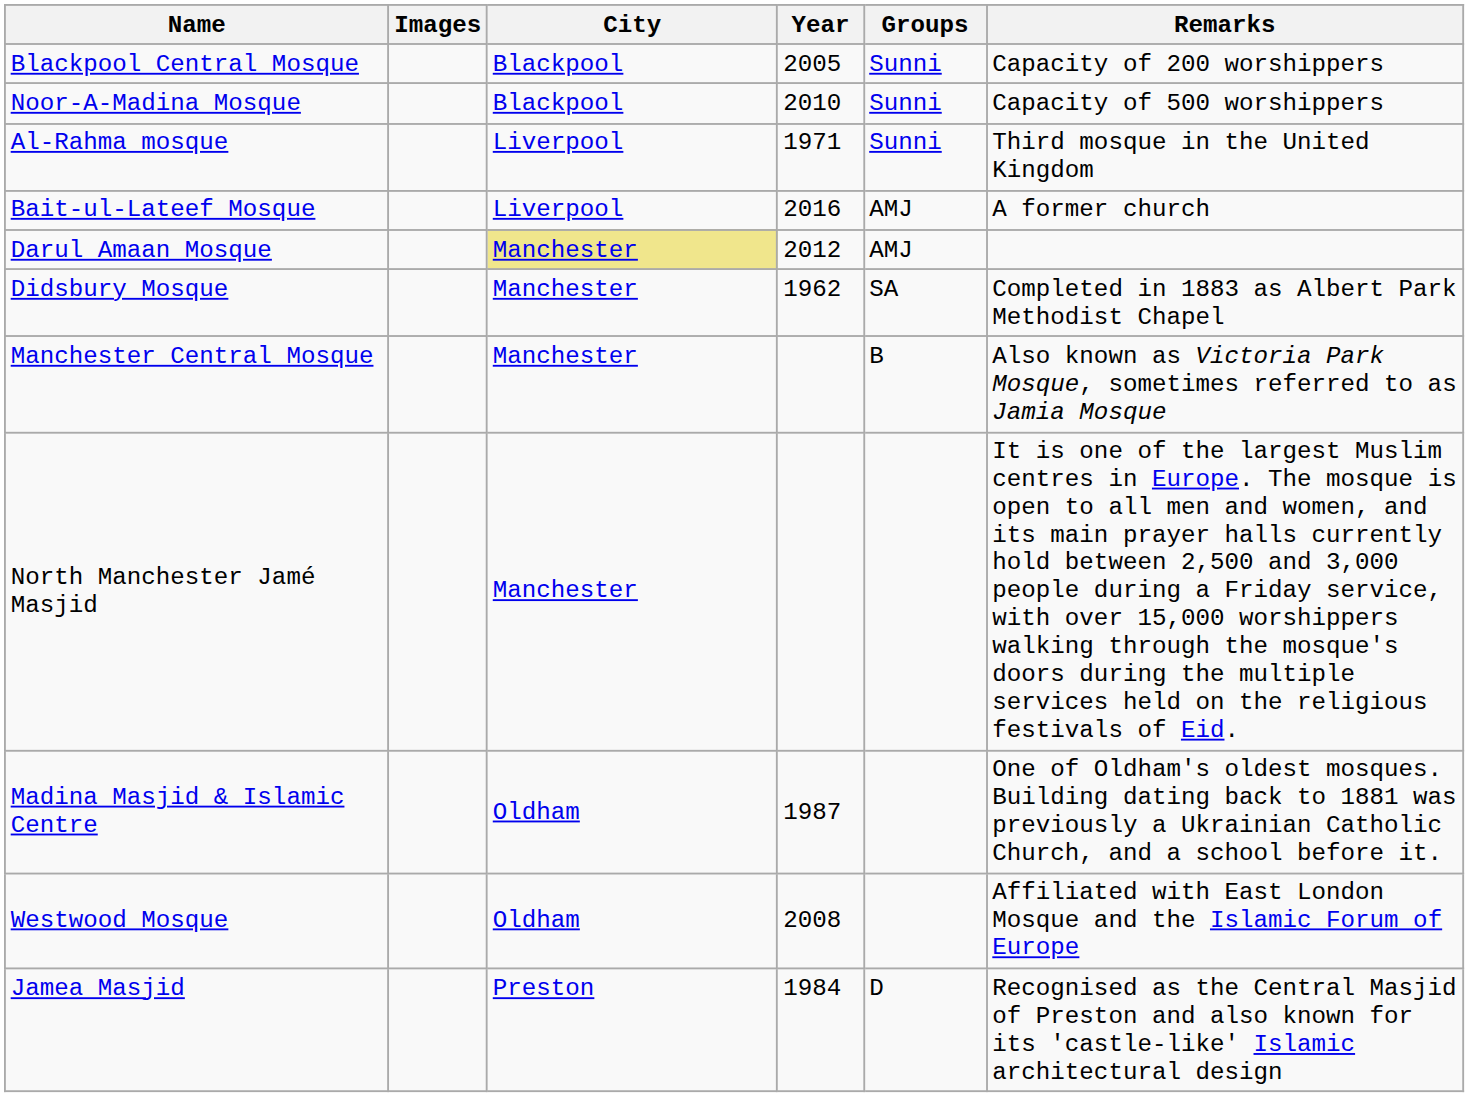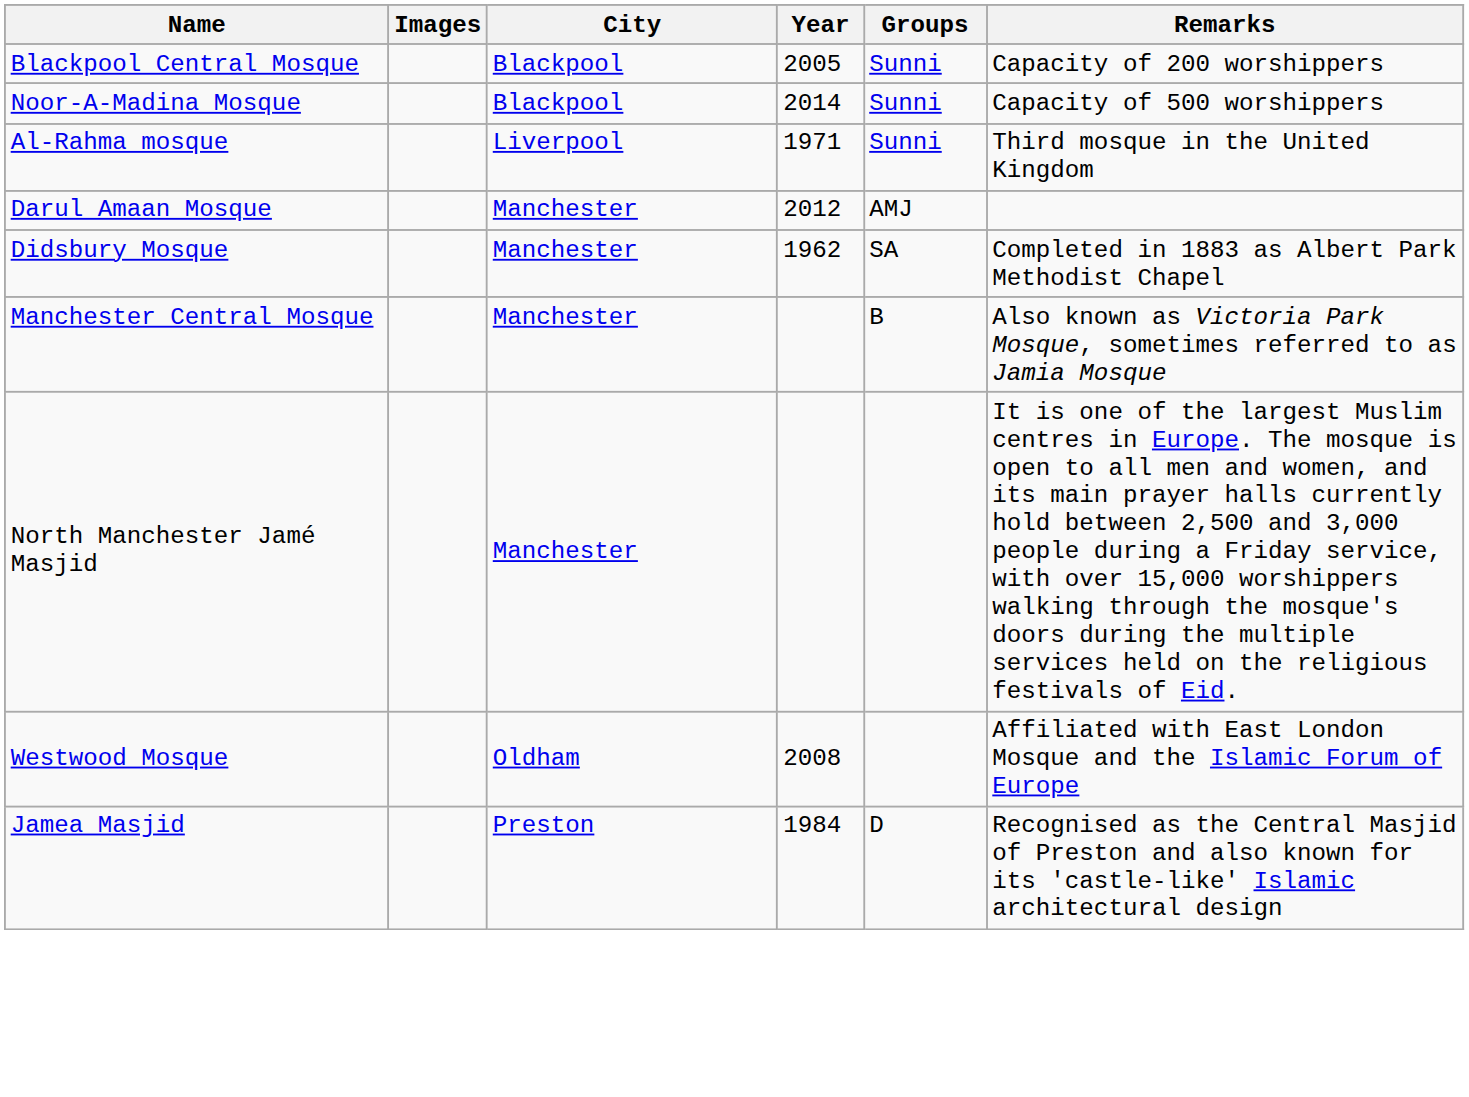(812, 103) 2010 -> (812, 103) 2014
- row: (163, 210)
(565, 250) khaki background -> (565, 210) no background
- row: (178, 812)
